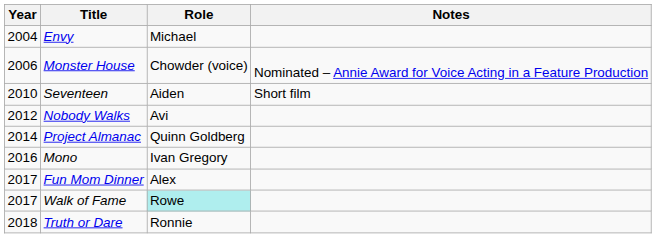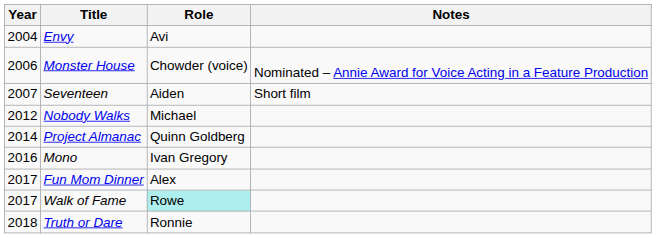(173, 36) Michael -> (159, 36) Avi
(22, 94) 2010 -> (22, 94) 2007
(159, 115) Avi -> (173, 115) Michael
